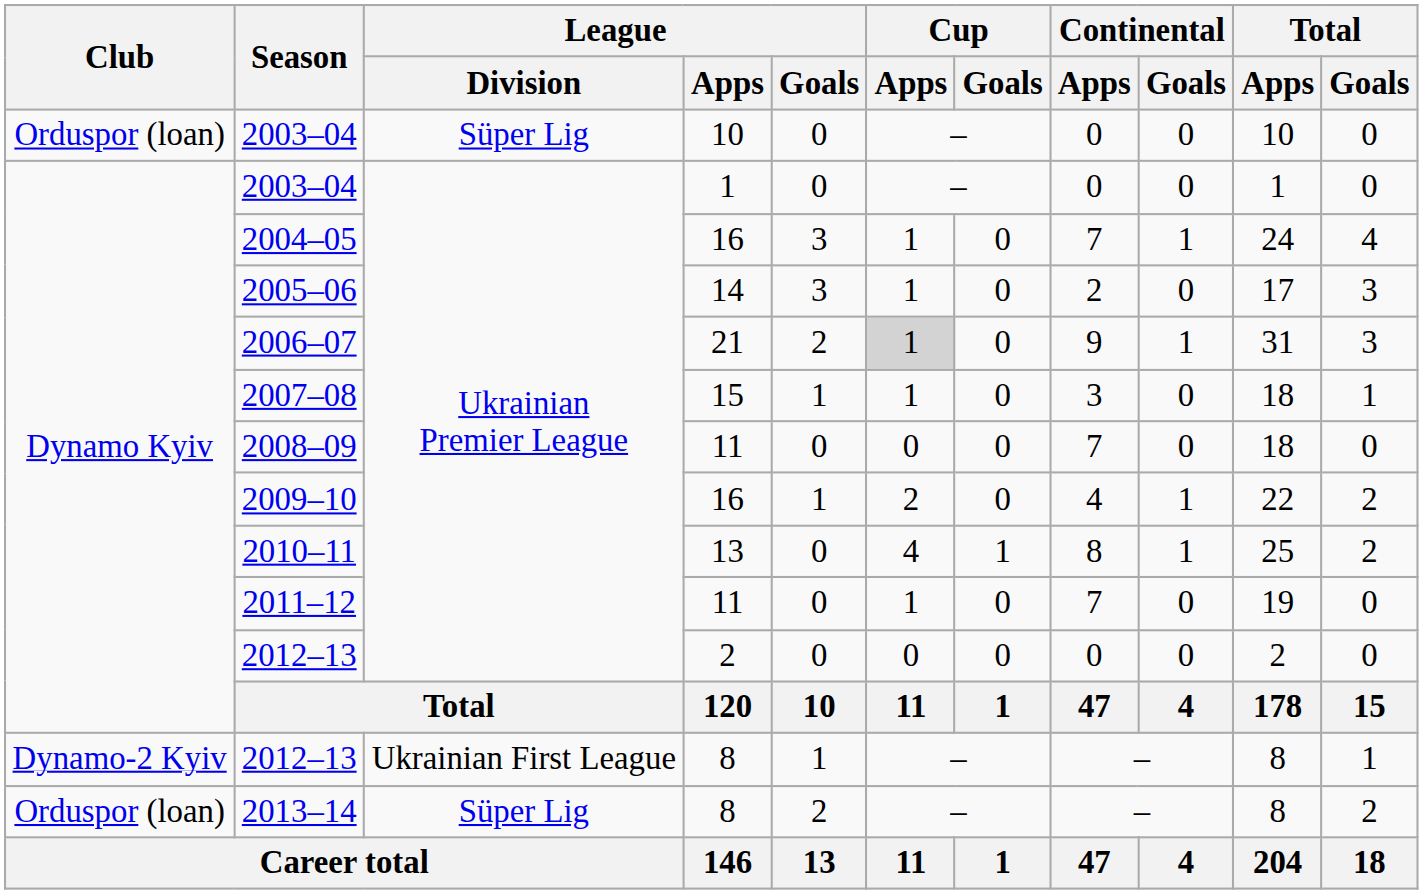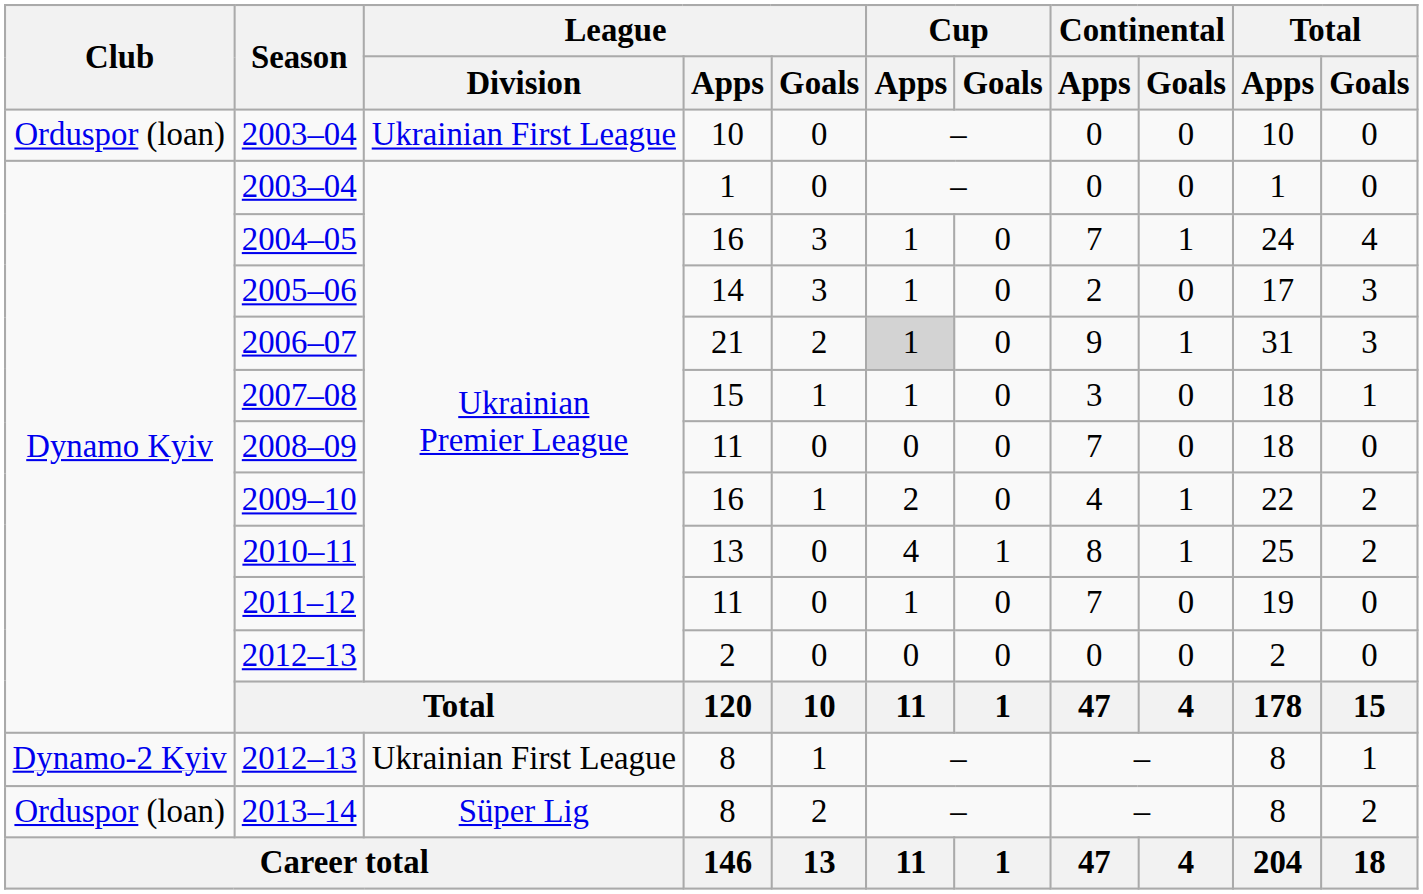(524, 134) Süper Lig -> (524, 134) Ukrainian First League
